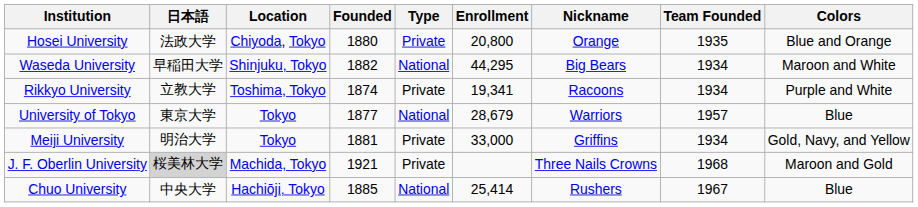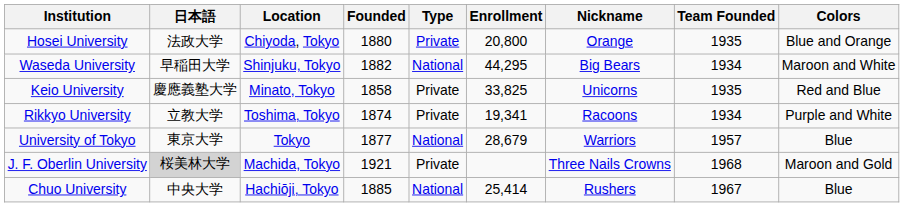+ row: (77, 90)
- row: (77, 140)
